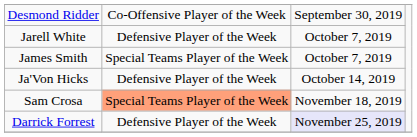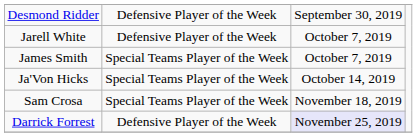(197, 15) Co-Offensive Player of the Week -> (197, 15) Defensive Player of the Week
(197, 79) Defensive Player of the Week -> (197, 79) Special Teams Player of the Week
(197, 100) lightsalmon background -> (197, 100) no background
